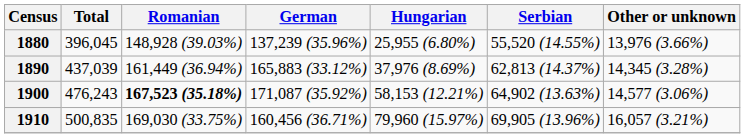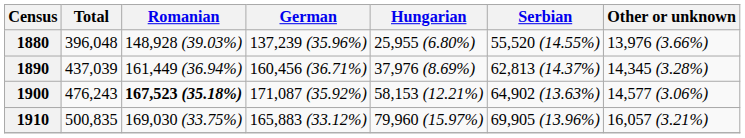(91, 42) 396,045 -> (91, 42) 396,048
(308, 68) 165,883 (33.12%) -> (308, 68) 160,456 (36.71%)
(308, 119) 160,456 (36.71%) -> (308, 119) 165,883 (33.12%)
